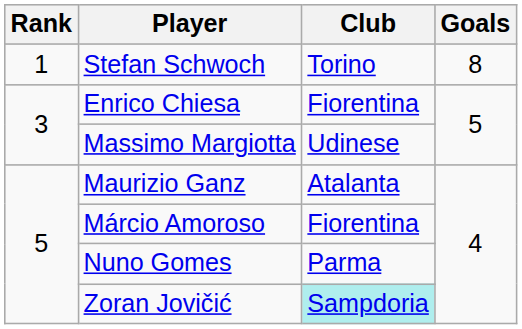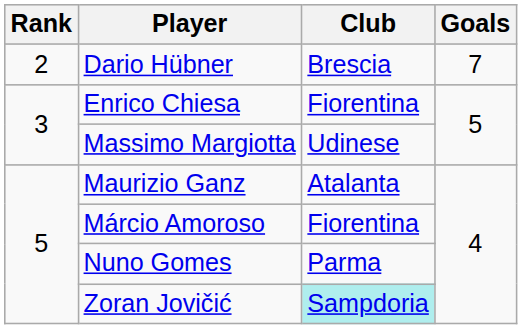- row: (174, 64)
+ row: (158, 64)
